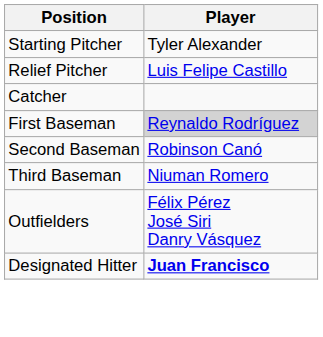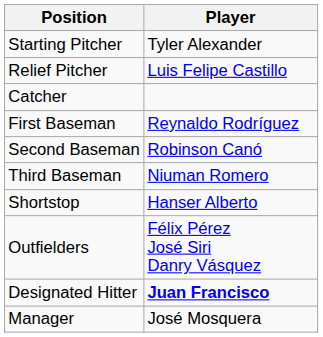(223, 123) lightgrey background -> (223, 123) no background
+ row: (44, 202)
+ row: (41, 319)
